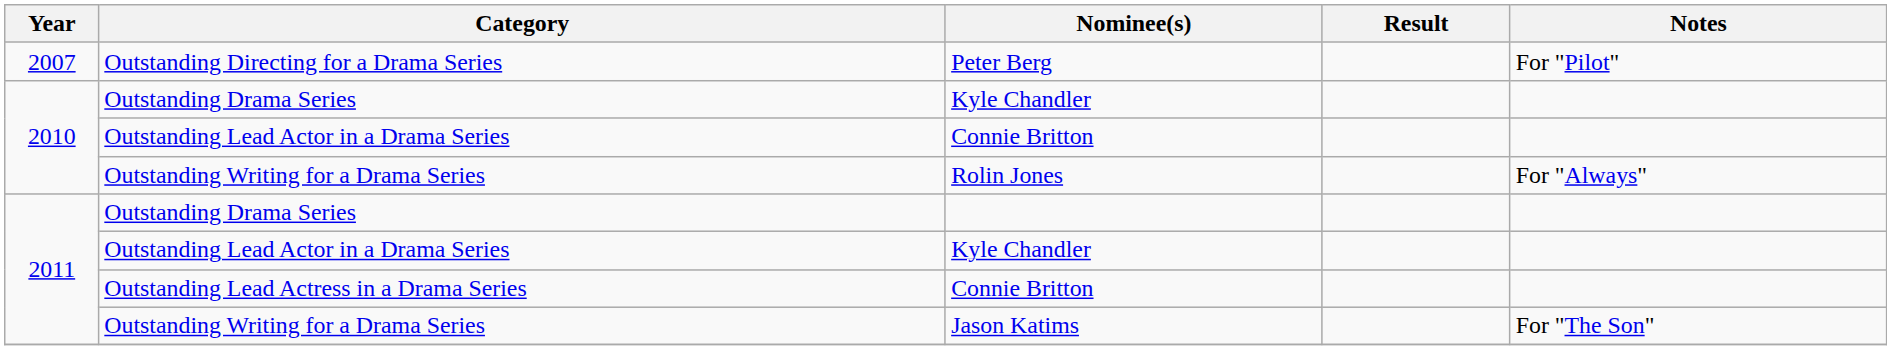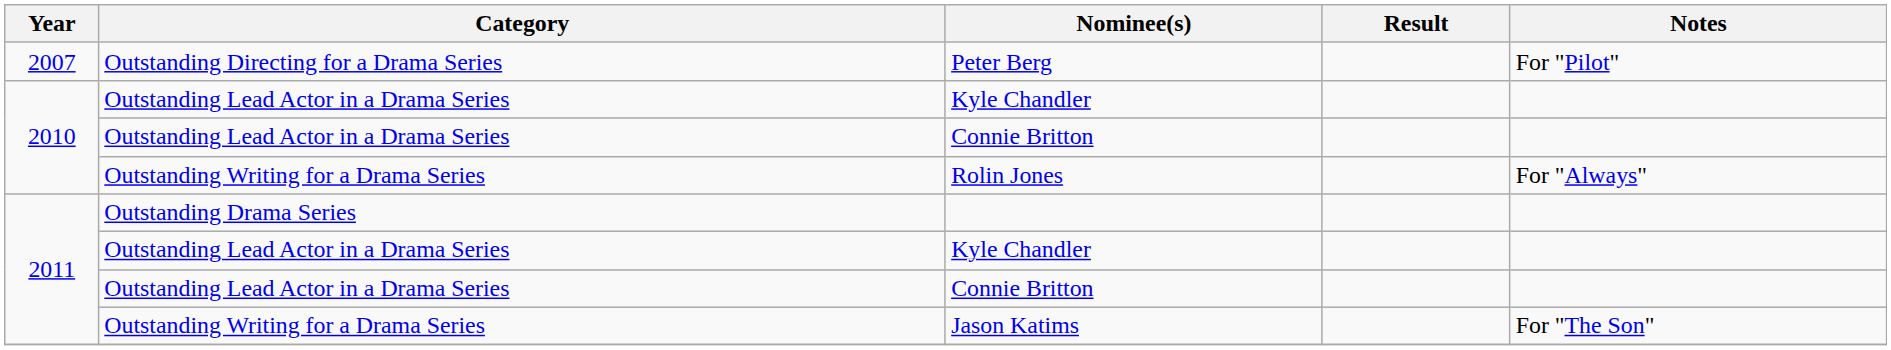(230, 99) Outstanding Drama Series -> (307, 99) Outstanding Lead Actor in a Drama Series
(316, 288) Outstanding Lead Actress in a Drama Series -> (307, 288) Outstanding Lead Actor in a Drama Series
